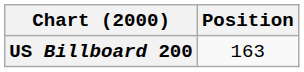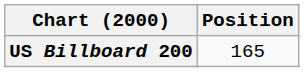(248, 51) 163 -> (248, 51) 165
